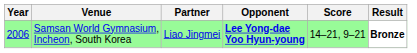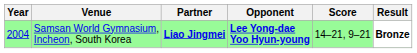(18, 34) 2006 -> (18, 34) 2004
(192, 34) normal -> (195, 34) bold
